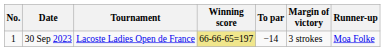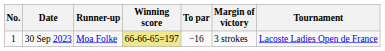columns swapped: (136, 18) <-> (356, 18)
(271, 39) −14 -> (196, 39) −16
